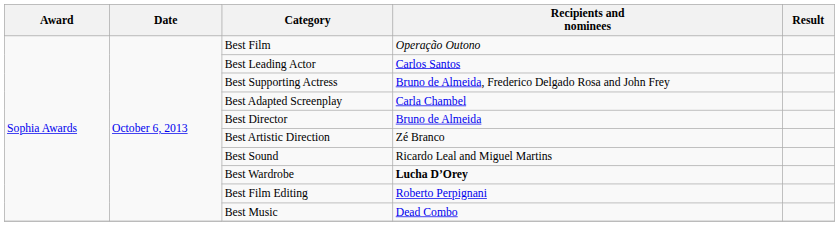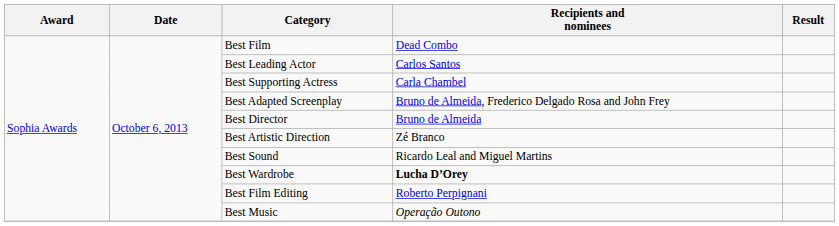(438, 45) Operação Outono -> (427, 45) Dead Combo
(533, 82) Bruno de Almeida, Frederico Delgado Rosa and John Frey -> (431, 82) Carla Chambel
(431, 100) Carla Chambel -> (533, 100) Bruno de Almeida, Frederico Delgado Rosa and John Frey
(427, 212) Dead Combo -> (438, 212) Operação Outono
